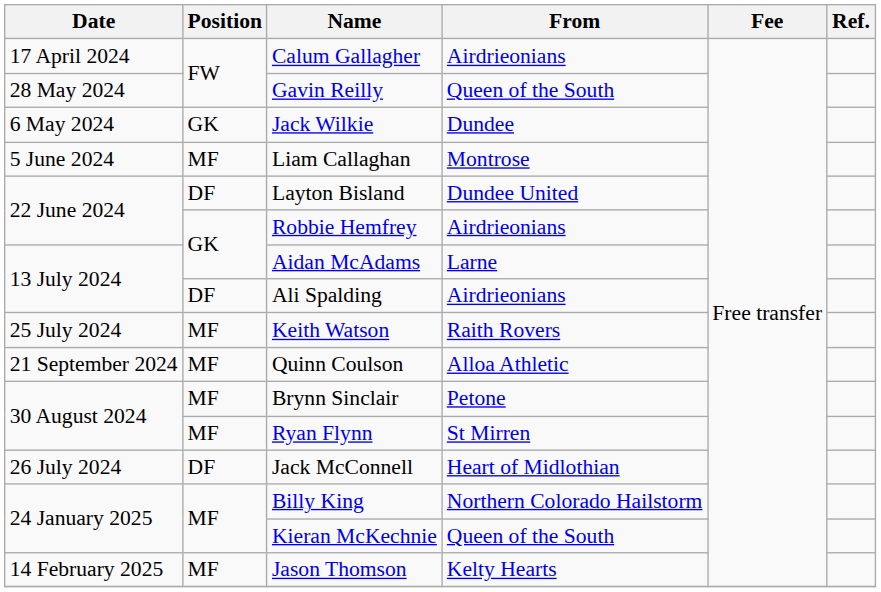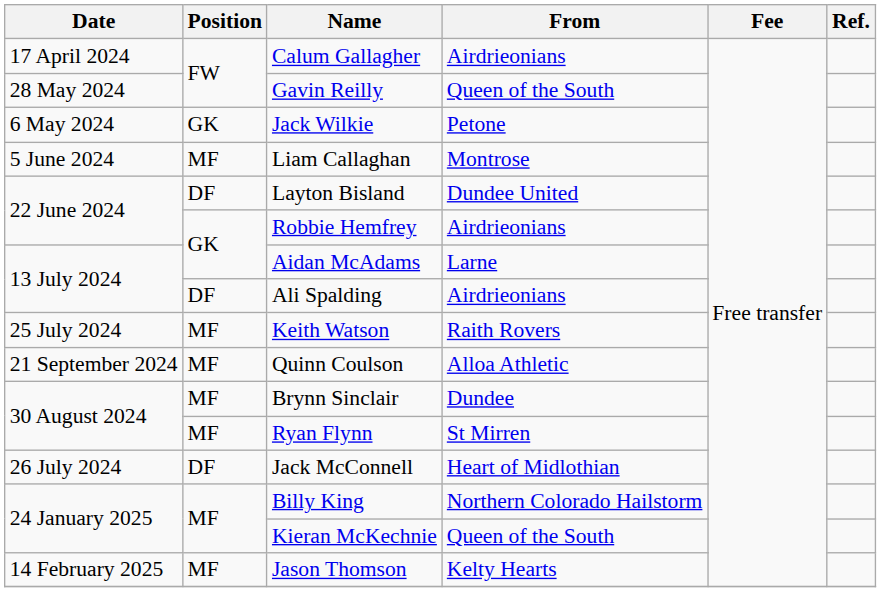(480, 124) Dundee -> (476, 124) Petone
(476, 398) Petone -> (480, 398) Dundee
